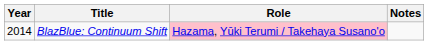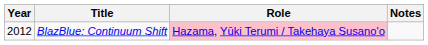(19, 31) 2014 -> (19, 31) 2012
